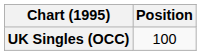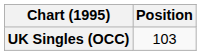(164, 38) 100 -> (164, 38) 103
